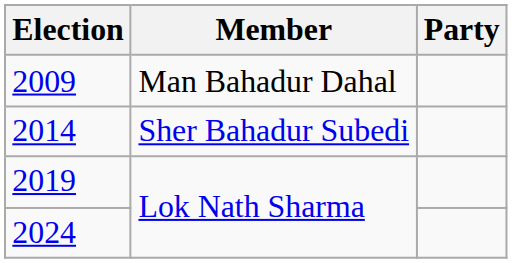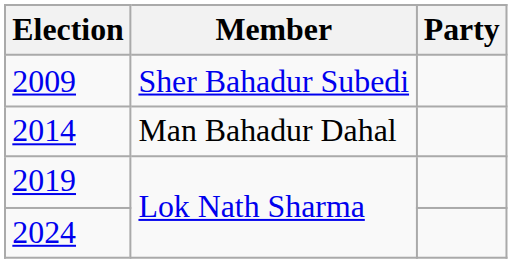(268, 80) Man Bahadur Dahal -> (274, 80) Sher Bahadur Subedi
(274, 130) Sher Bahadur Subedi -> (268, 130) Man Bahadur Dahal
